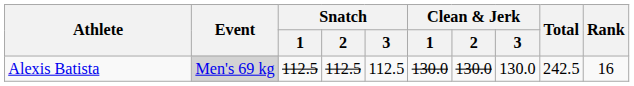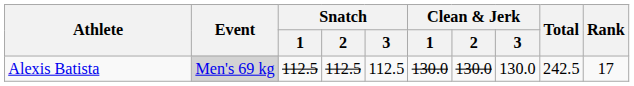(606, 68) 16 -> (606, 68) 17
